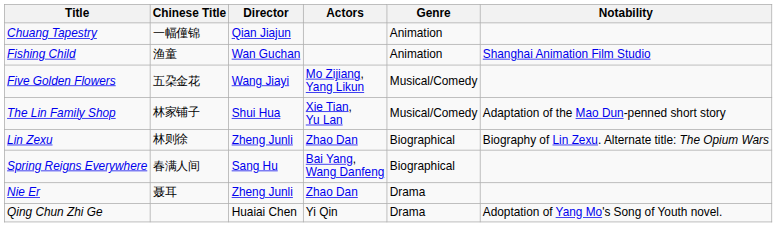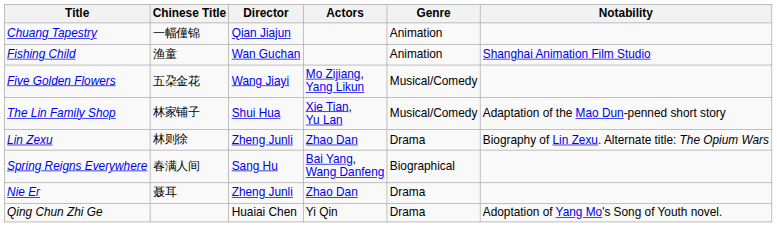(422, 139) Biographical -> (408, 139) Drama
